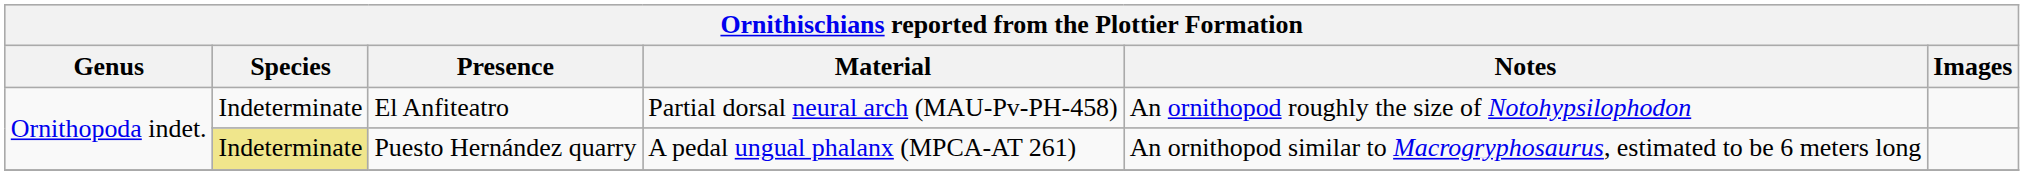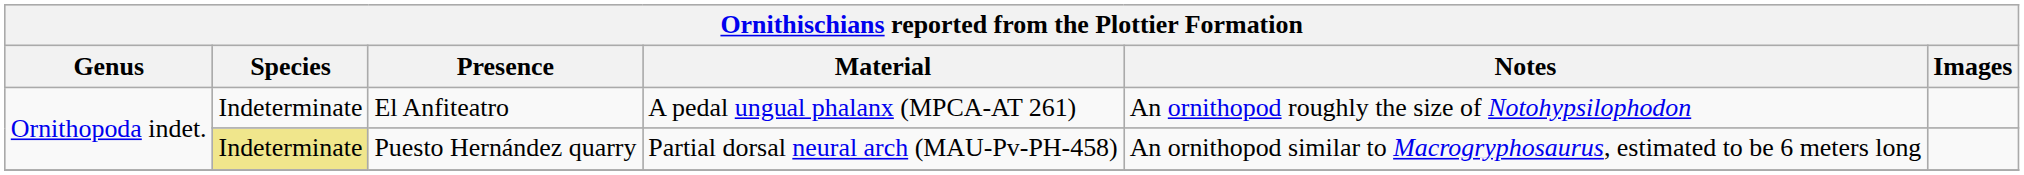(883, 107) Partial dorsal neural arch (MAU-Pv-PH-458) -> (862, 107) A pedal ungual phalanx (MPCA-AT 261)
(862, 148) A pedal ungual phalanx (MPCA-AT 261) -> (883, 148) Partial dorsal neural arch (MAU-Pv-PH-458)
